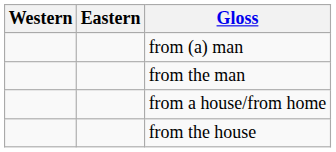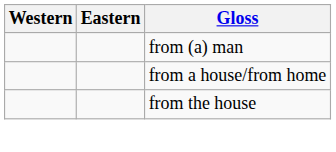- row: (197, 75)
